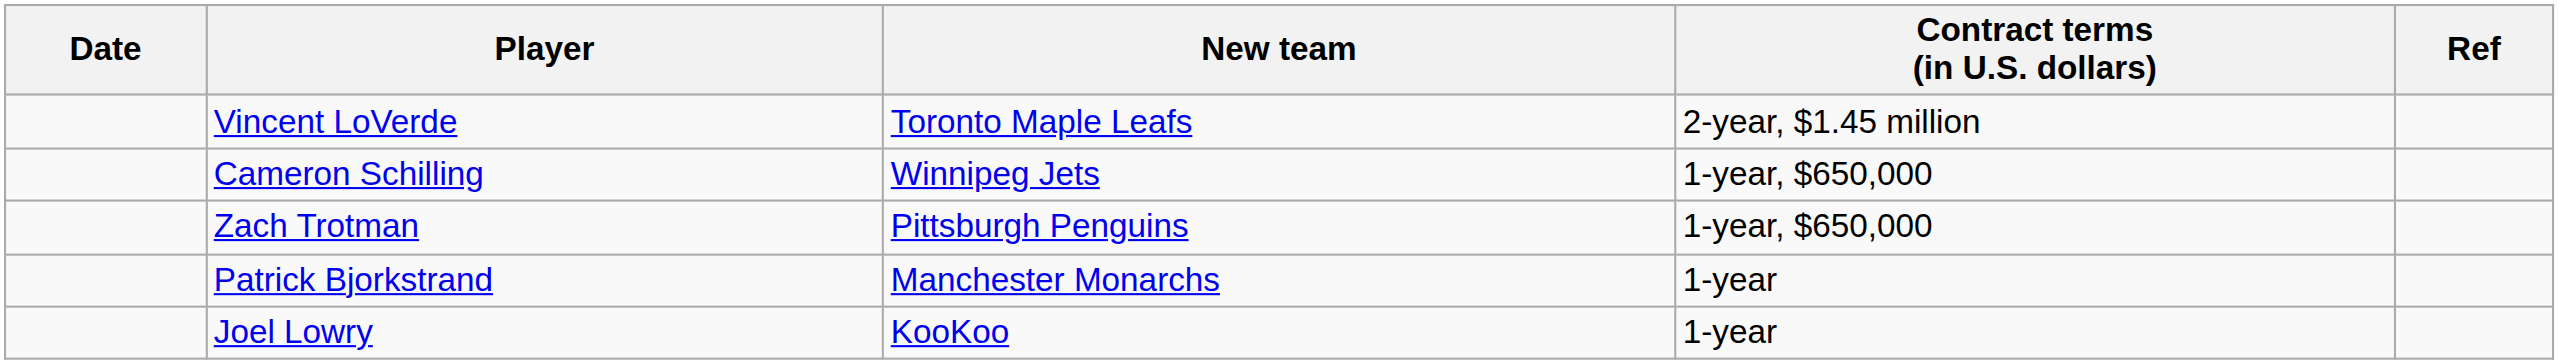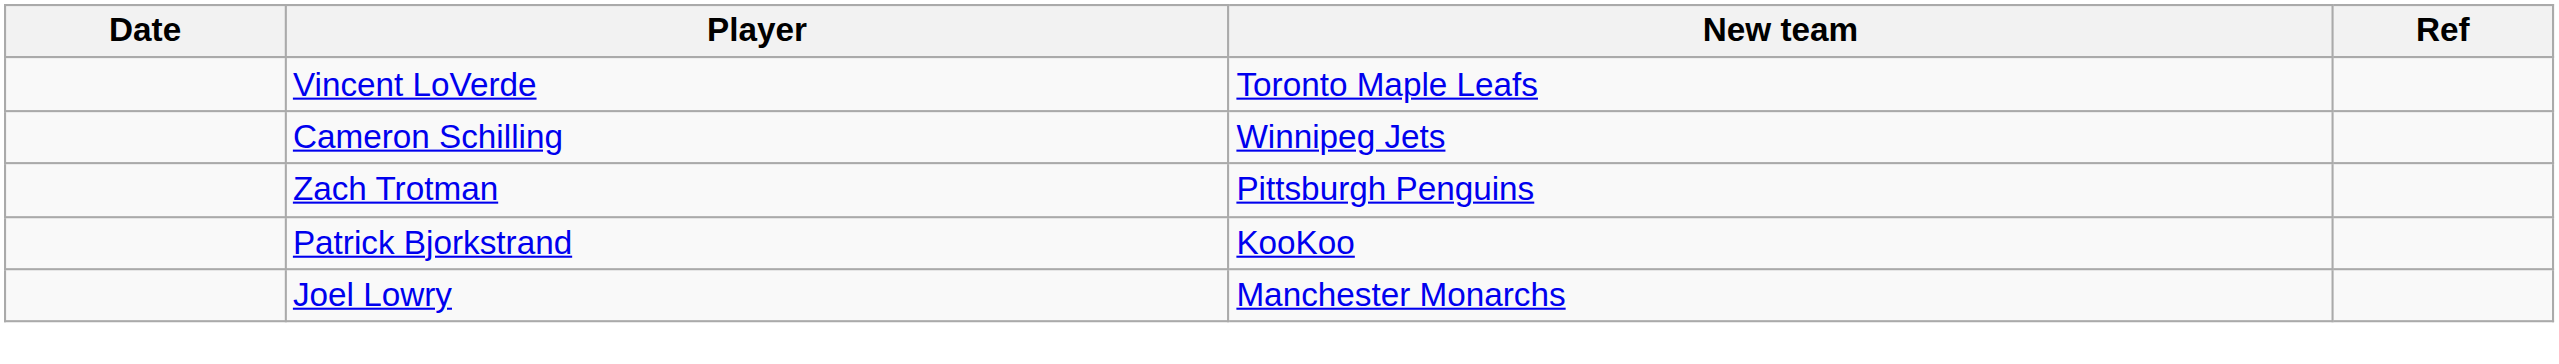- column: (2035, 49)
(1055, 279) Manchester Monarchs -> (1296, 242) KooKoo
(950, 332) KooKoo -> (1401, 294) Manchester Monarchs
